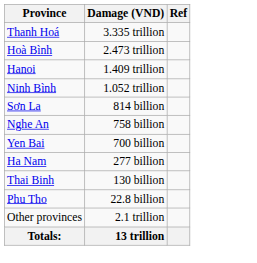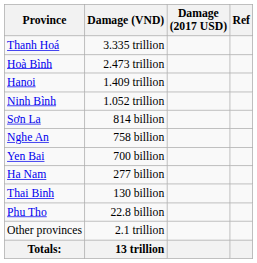+ column: (198, 20)
